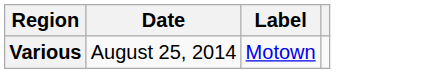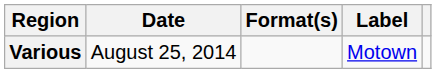+ column: (292, 20)
